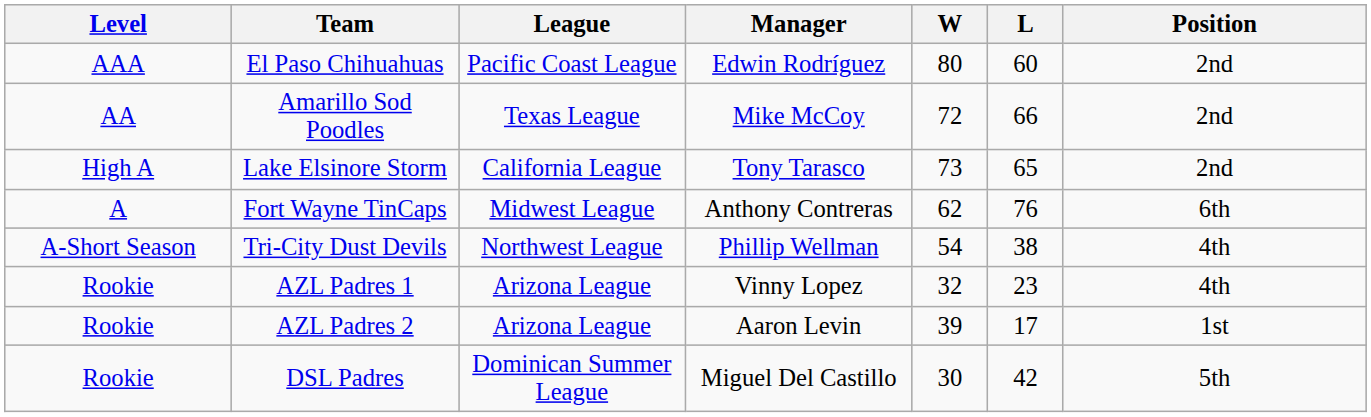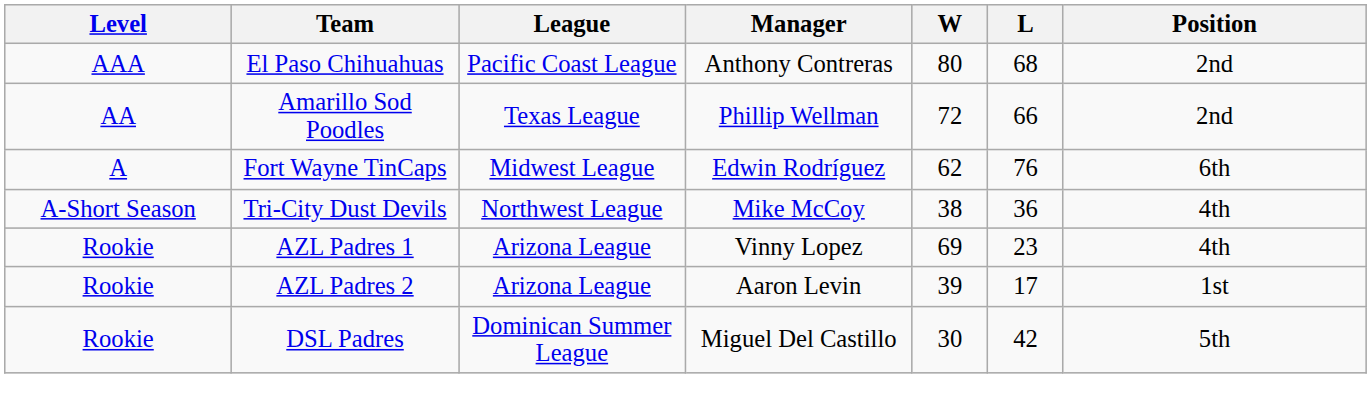(799, 63) Edwin Rodríguez -> (799, 63) Anthony Contreras
(1026, 63) 60 -> (1026, 63) 68
(799, 116) Mike McCoy -> (799, 116) Phillip Wellman
- row: (345, 168)
(799, 208) Anthony Contreras -> (799, 168) Edwin Rodríguez
(799, 247) Phillip Wellman -> (799, 208) Mike McCoy
(950, 247) 54 -> (950, 208) 38
(1026, 247) 38 -> (1026, 208) 36
(950, 286) 32 -> (950, 247) 69
